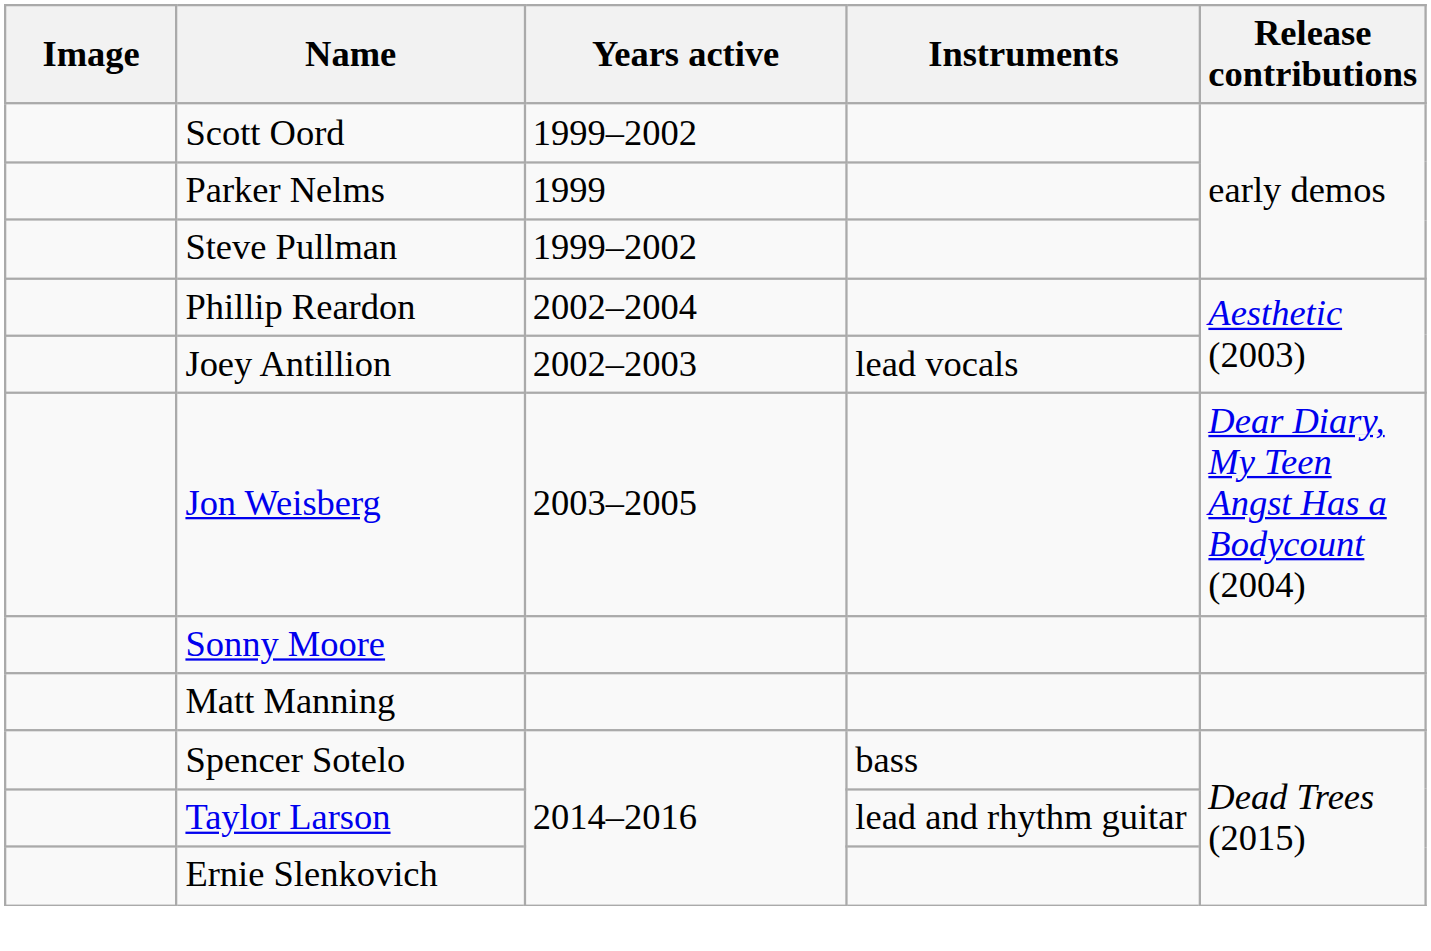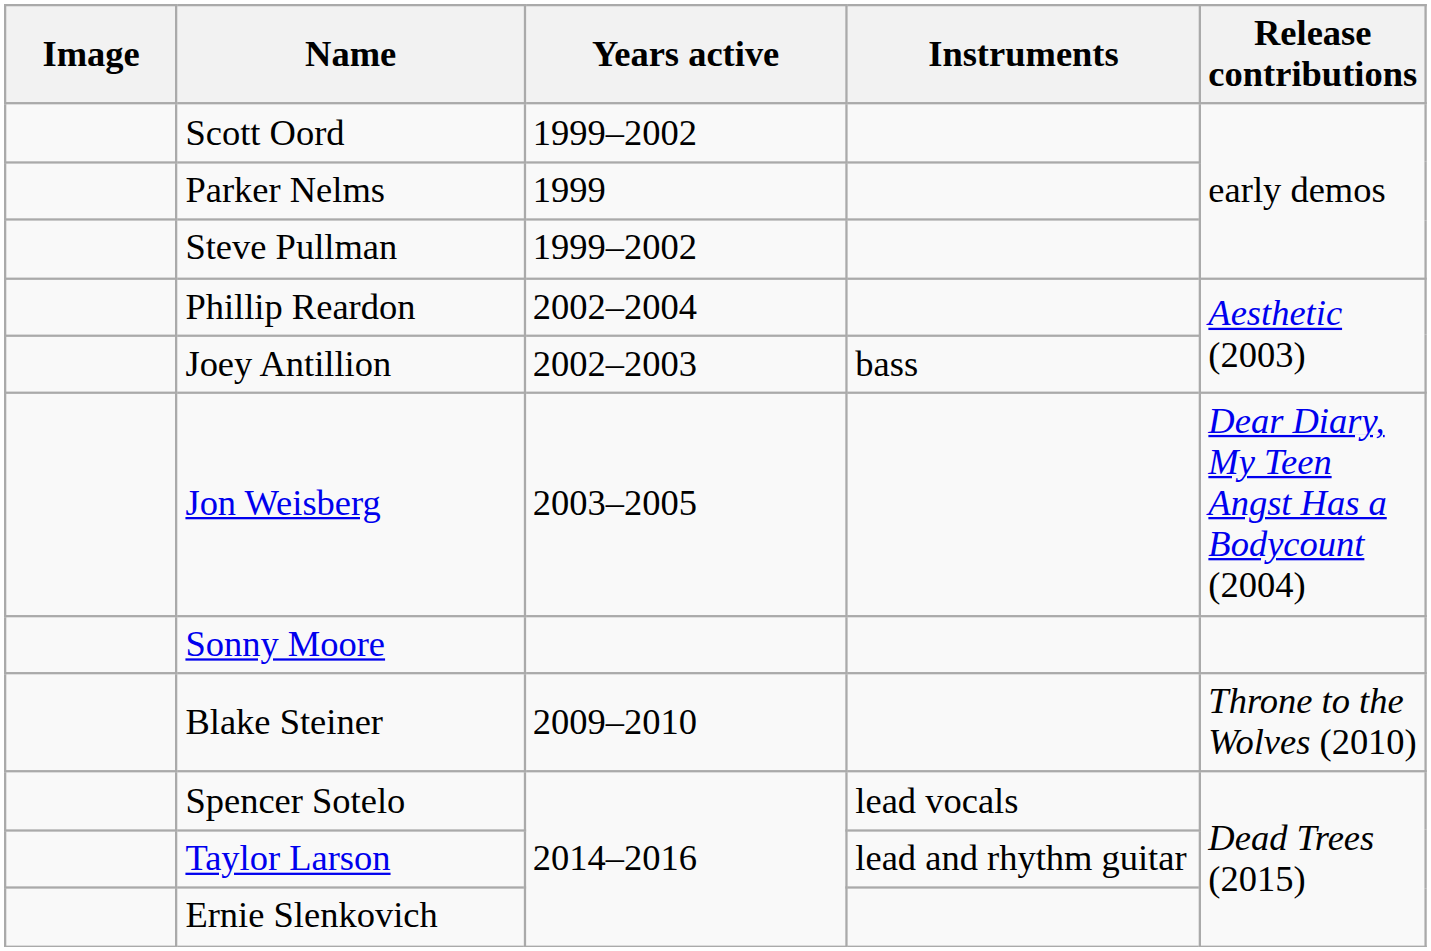(937, 363) lead vocals -> (887, 363) bass
- row: (290, 701)
+ row: (284, 721)
(887, 759) bass -> (937, 800) lead vocals
